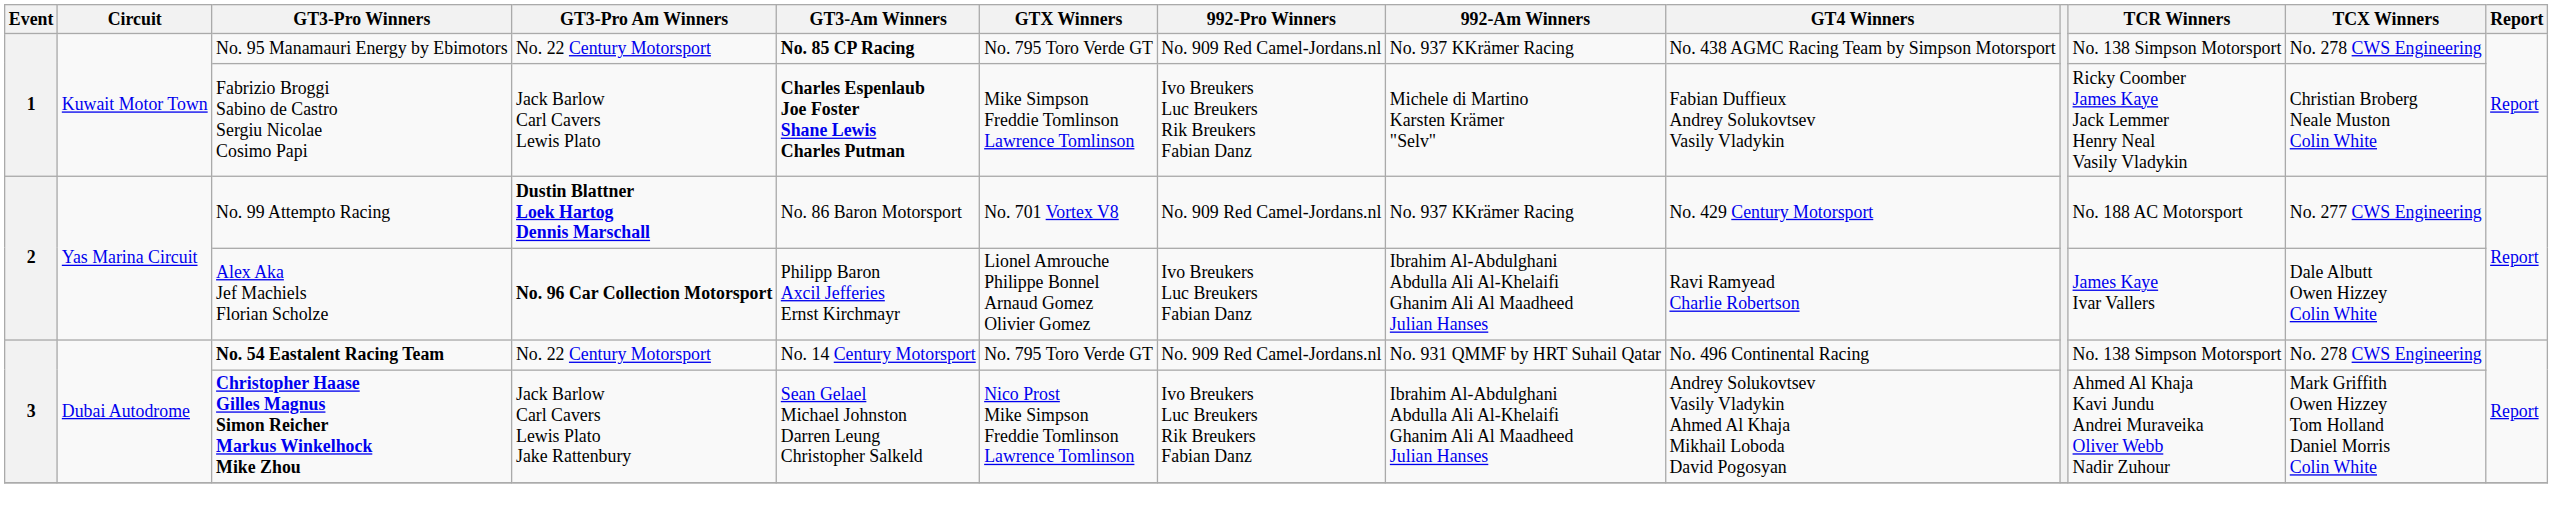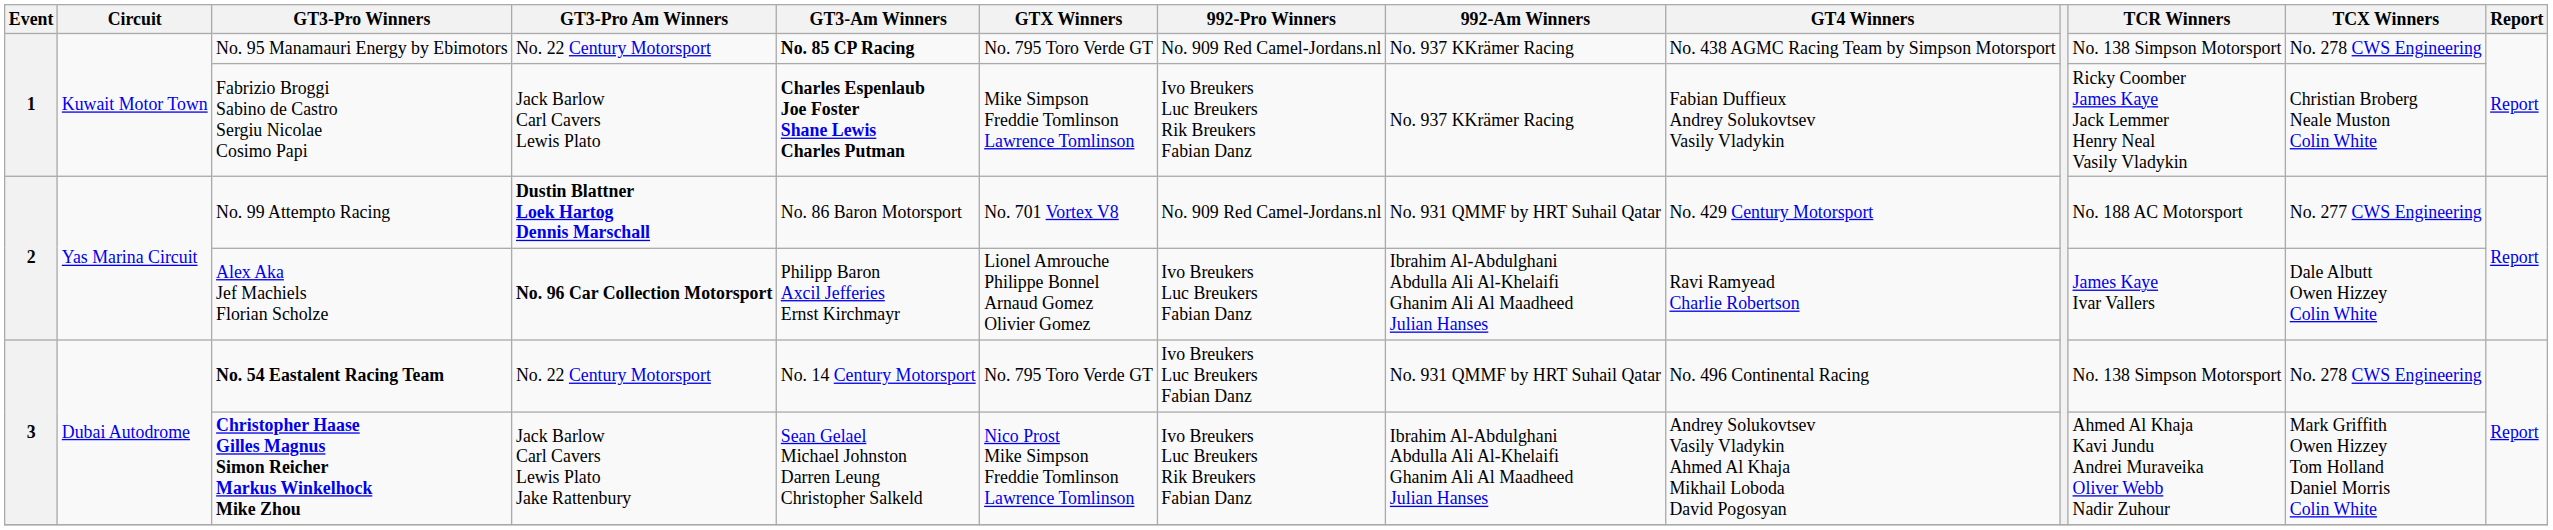(1459, 119) Michele di Martino Karsten Krämer "Selv" -> (1482, 119) No. 937 KKrämer Racing
(1482, 211) No. 937 KKrämer Racing -> (1525, 211) No. 931 QMMF by HRT Suhail Qatar
(1271, 354) No. 909 Red Camel-Jordans.nl -> (1210, 375) Ivo Breukers Luc Breukers Fabian Danz
